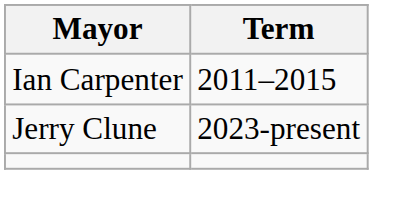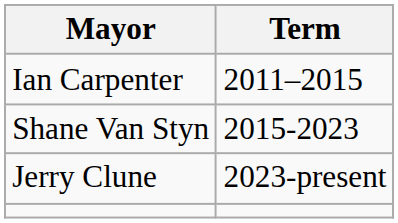+ row: (111, 128)
